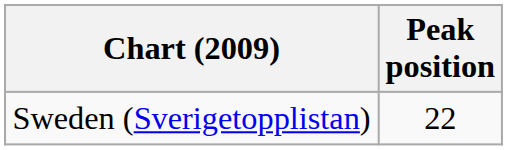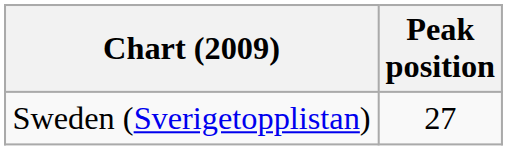(440, 117) 22 -> (440, 117) 27
